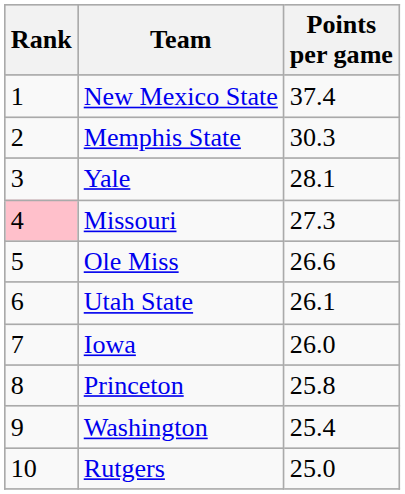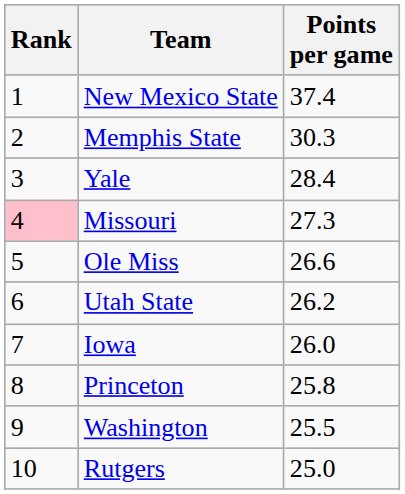(313, 178) 28.1 -> (313, 178) 28.4
(313, 302) 26.1 -> (313, 302) 26.2
(313, 426) 25.4 -> (313, 426) 25.5
